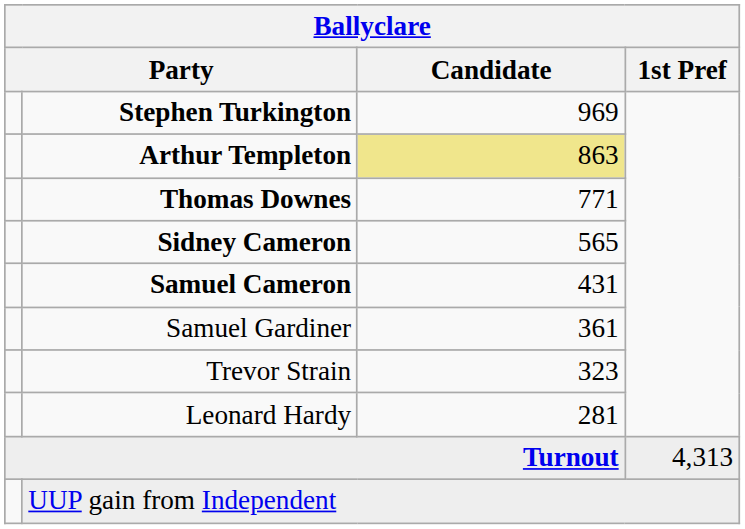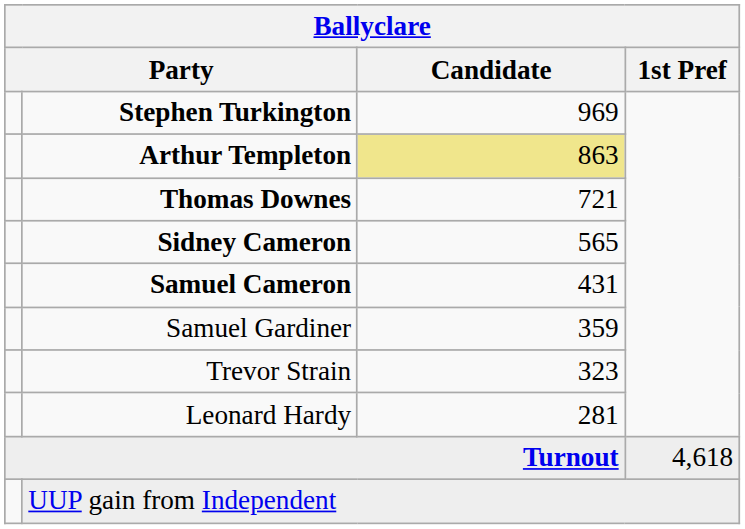(598, 198) 771 -> (598, 198) 721
(598, 328) 361 -> (598, 328) 359
(703, 457) 4,313 -> (703, 457) 4,618
